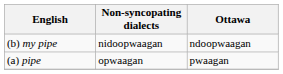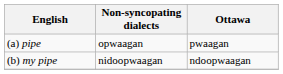rows swapped: (24, 60) <-> (32, 43)
